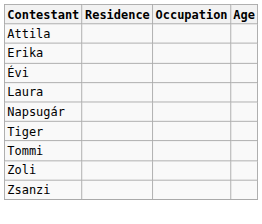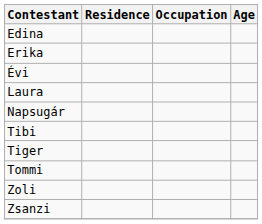- row: (29, 34)
+ row: (25, 34)
+ row: (22, 131)
